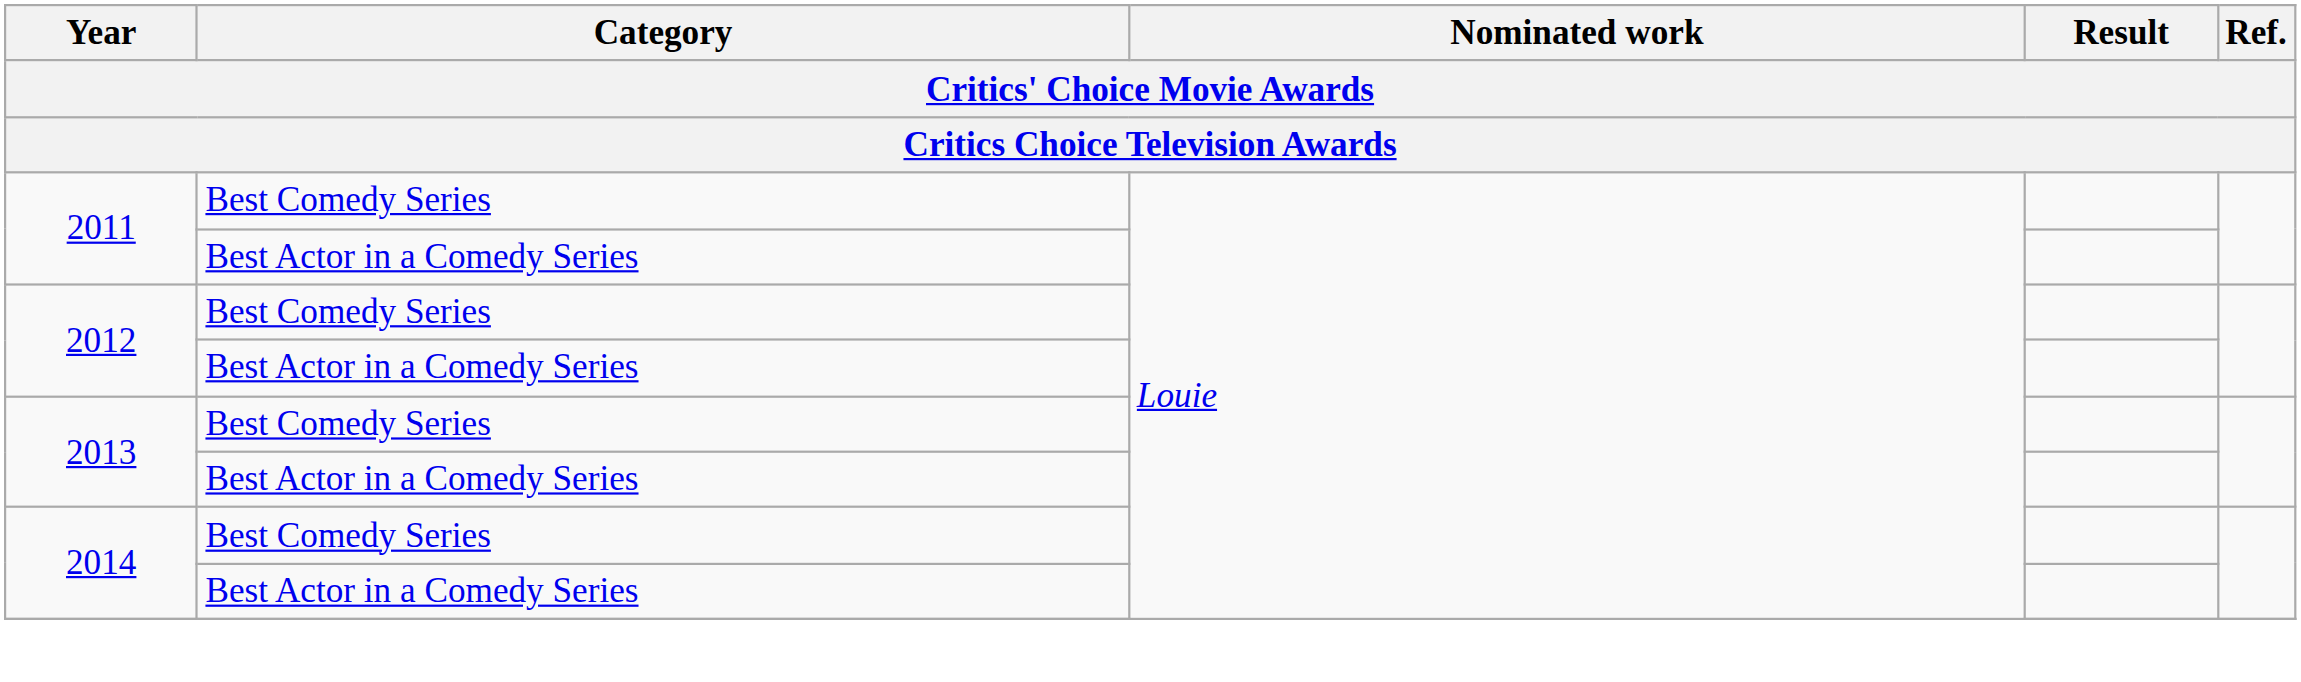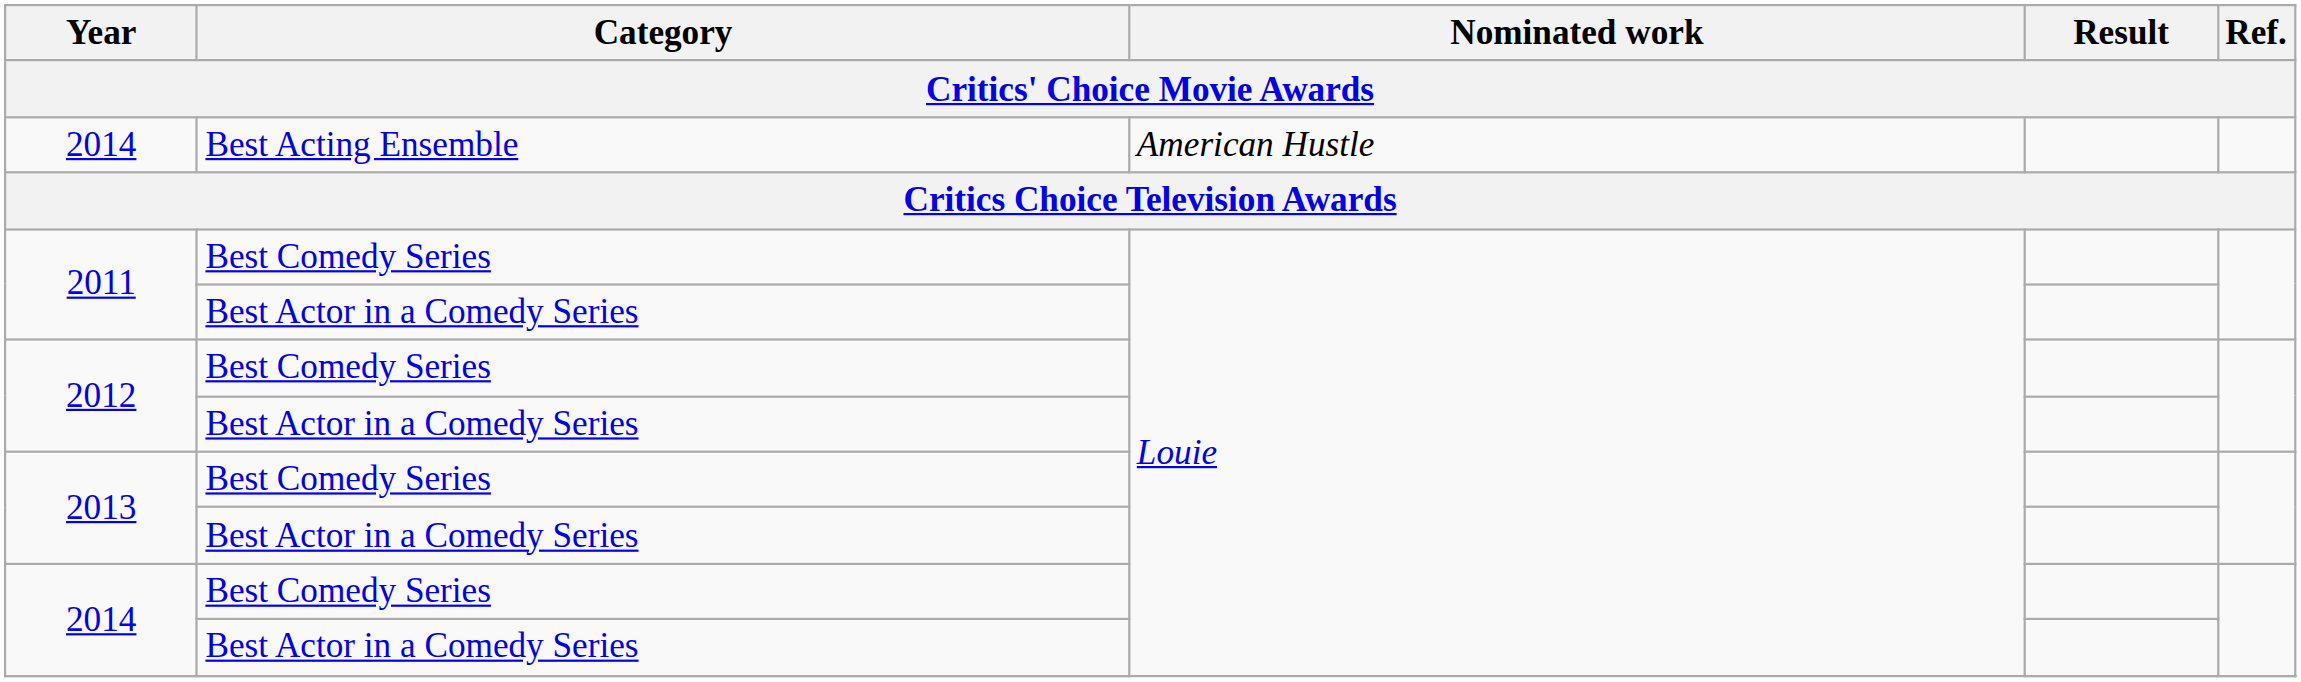+ row: (101, 144)
